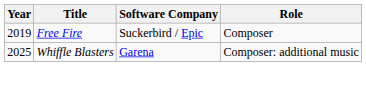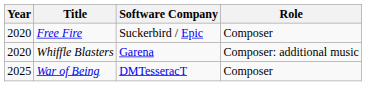(19, 33) 2019 -> (19, 33) 2020
(19, 52) 2025 -> (19, 52) 2020
+ row: (68, 71)
